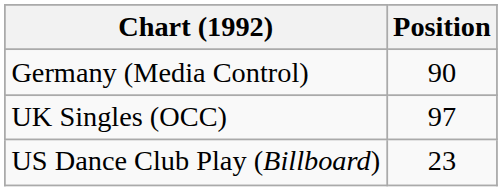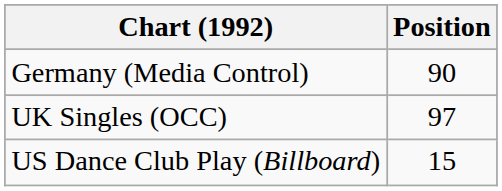(442, 161) 23 -> (442, 161) 15
